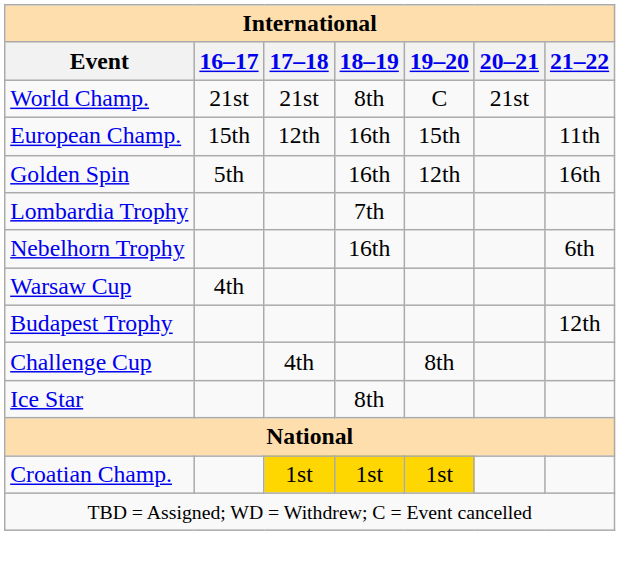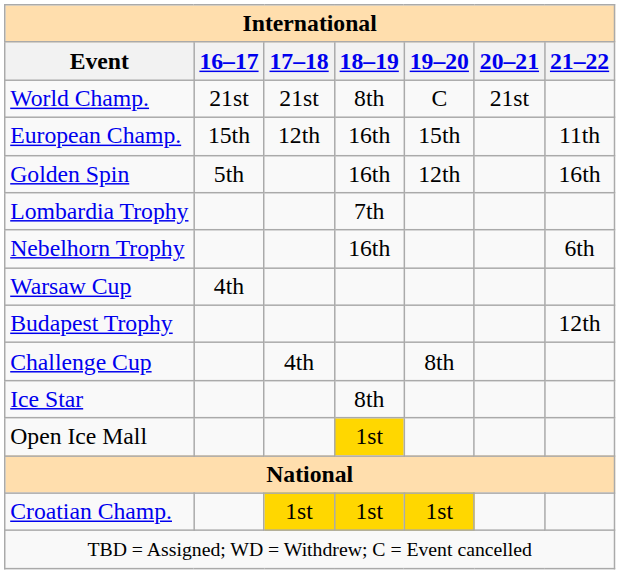+ row: (79, 436)
